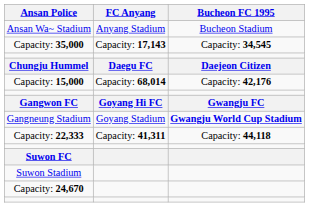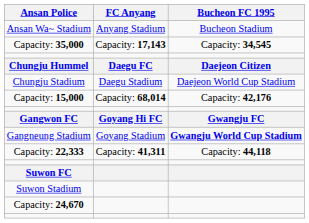+ row: (49, 82)
